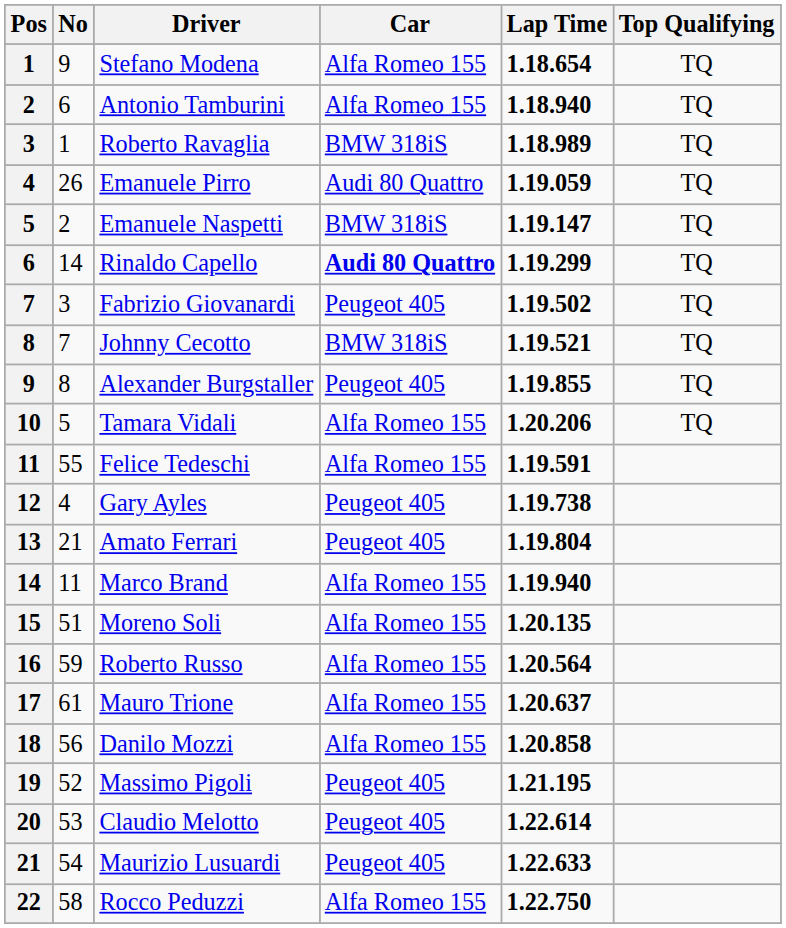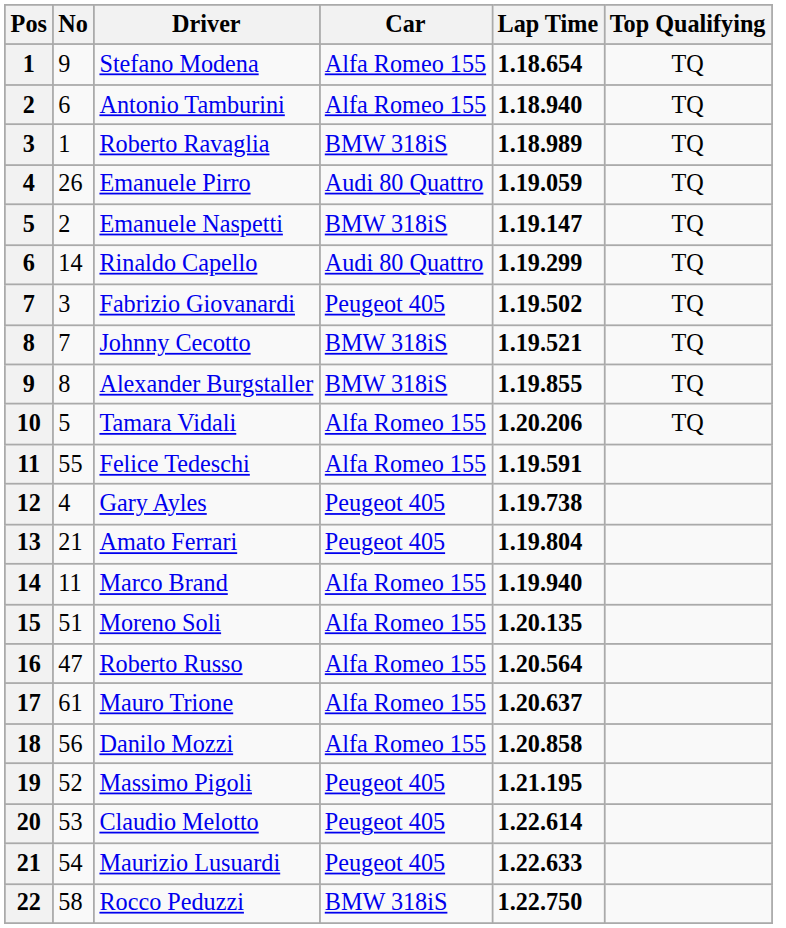(410, 263) bold -> (404, 263) normal
(385, 383) Peugeot 405 -> (386, 383) BMW 318iS
(70, 663) 59 -> (70, 663) 47
(405, 902) Alfa Romeo 155 -> (386, 902) BMW 318iS
